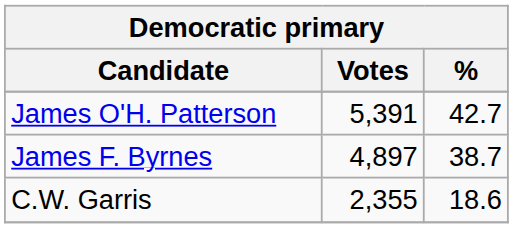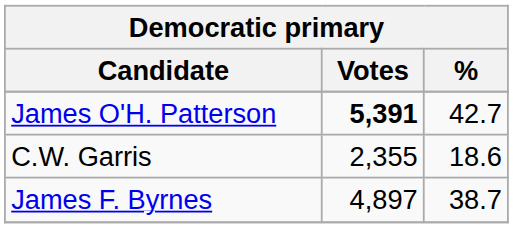(384, 114) normal -> (384, 114) bold
rows swapped: (112, 157) <-> (81, 200)
